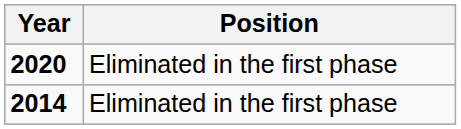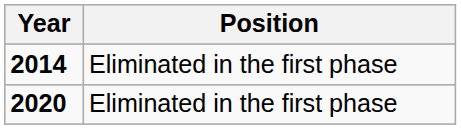rows swapped: (39, 104) <-> (39, 64)
